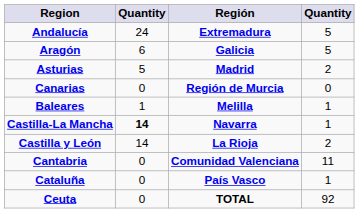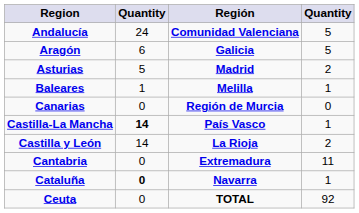(235, 32) Extremadura -> (235, 32) Comunidad Valenciana
rows swapped: (60, 106) <-> (60, 87)
(235, 124) Navarra -> (235, 124) País Vasco
(235, 161) Comunidad Valenciana -> (235, 161) Extremadura
(142, 180) normal -> (142, 180) bold
(235, 180) País Vasco -> (235, 180) Navarra
